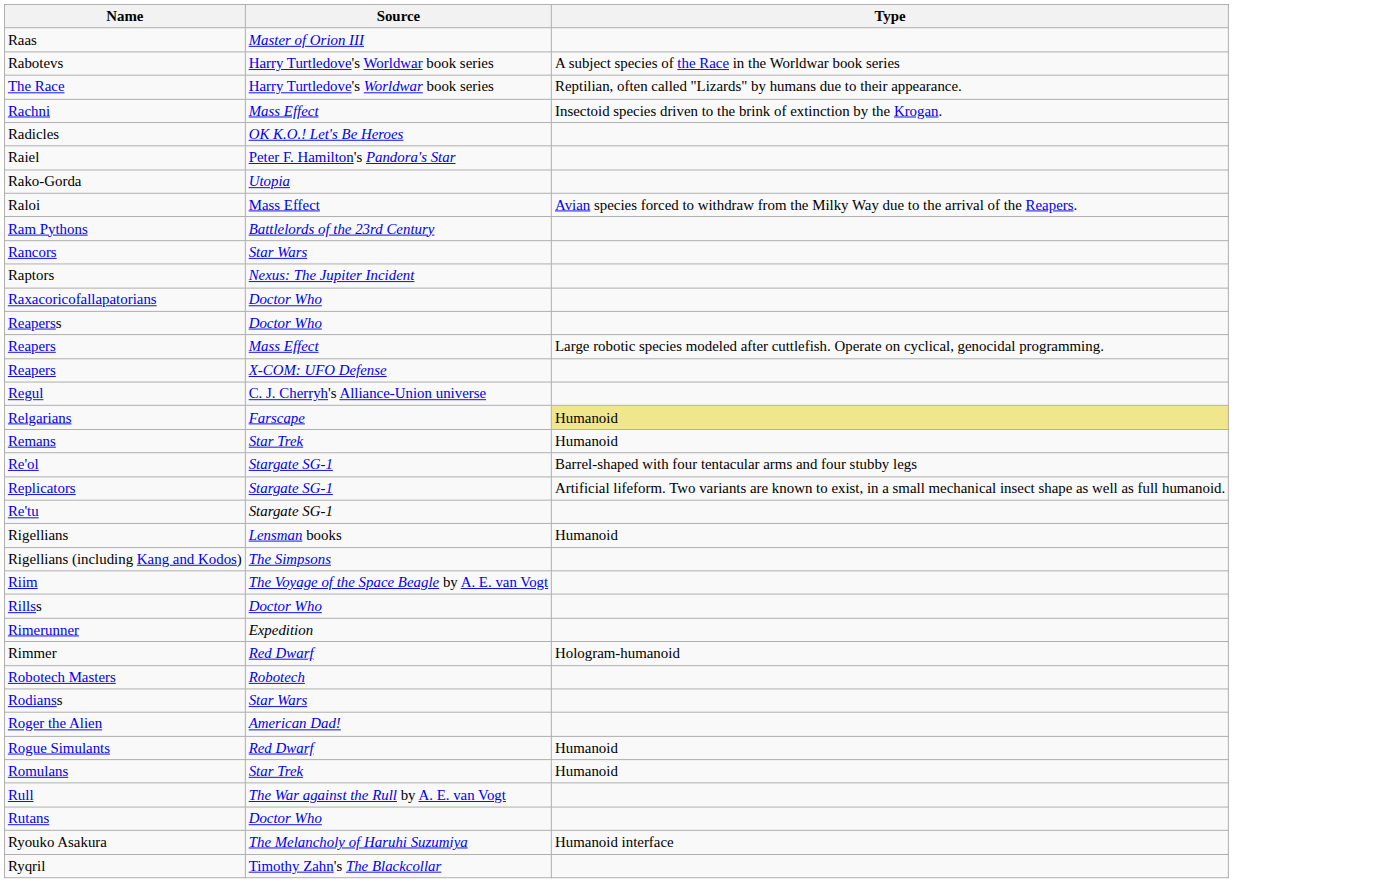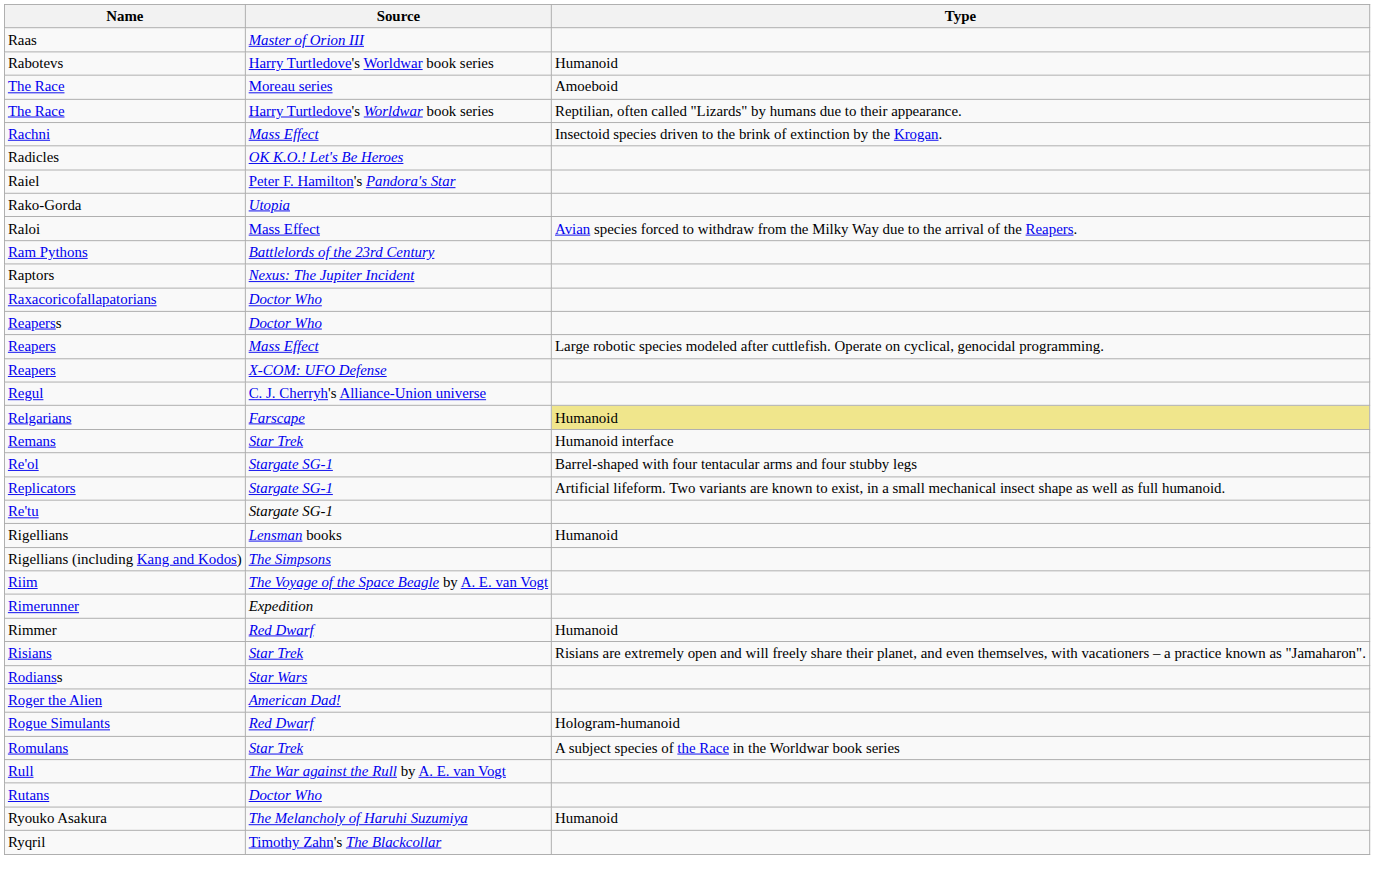(727, 63) A subject species of the Race in the Worldwar book series -> (586, 63) Humanoid
+ row: (36, 87)
- row: (32, 252)
(586, 441) Humanoid -> (614, 441) Humanoid interface
- row: (25, 606)
(617, 653) Hologram-humanoid -> (586, 629) Humanoid
+ row: (30, 653)
- row: (62, 677)
(586, 747) Humanoid -> (617, 724) Hologram-humanoid
(586, 771) Humanoid -> (727, 747) A subject species of the Race in the Worldwar book series
(614, 842) Humanoid interface -> (586, 818) Humanoid
